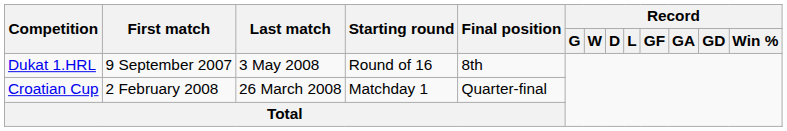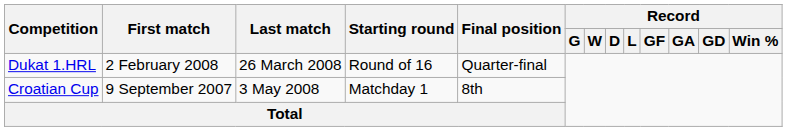(169, 65) 9 September 2007 -> (162, 65) 2 February 2008
(279, 65) 3 May 2008 -> (290, 65) 26 March 2008
(472, 65) 8th -> (504, 65) Quarter-final
(162, 89) 2 February 2008 -> (169, 89) 9 September 2007
(290, 89) 26 March 2008 -> (279, 89) 3 May 2008
(504, 89) Quarter-final -> (472, 89) 8th
